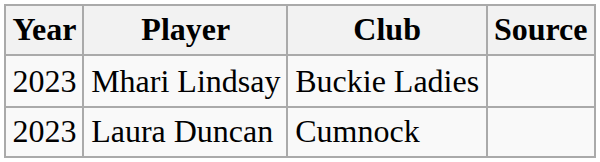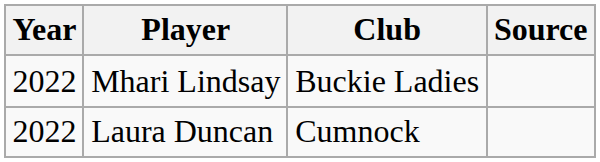(44, 80) 2023 -> (44, 80) 2022
(44, 131) 2023 -> (44, 131) 2022
